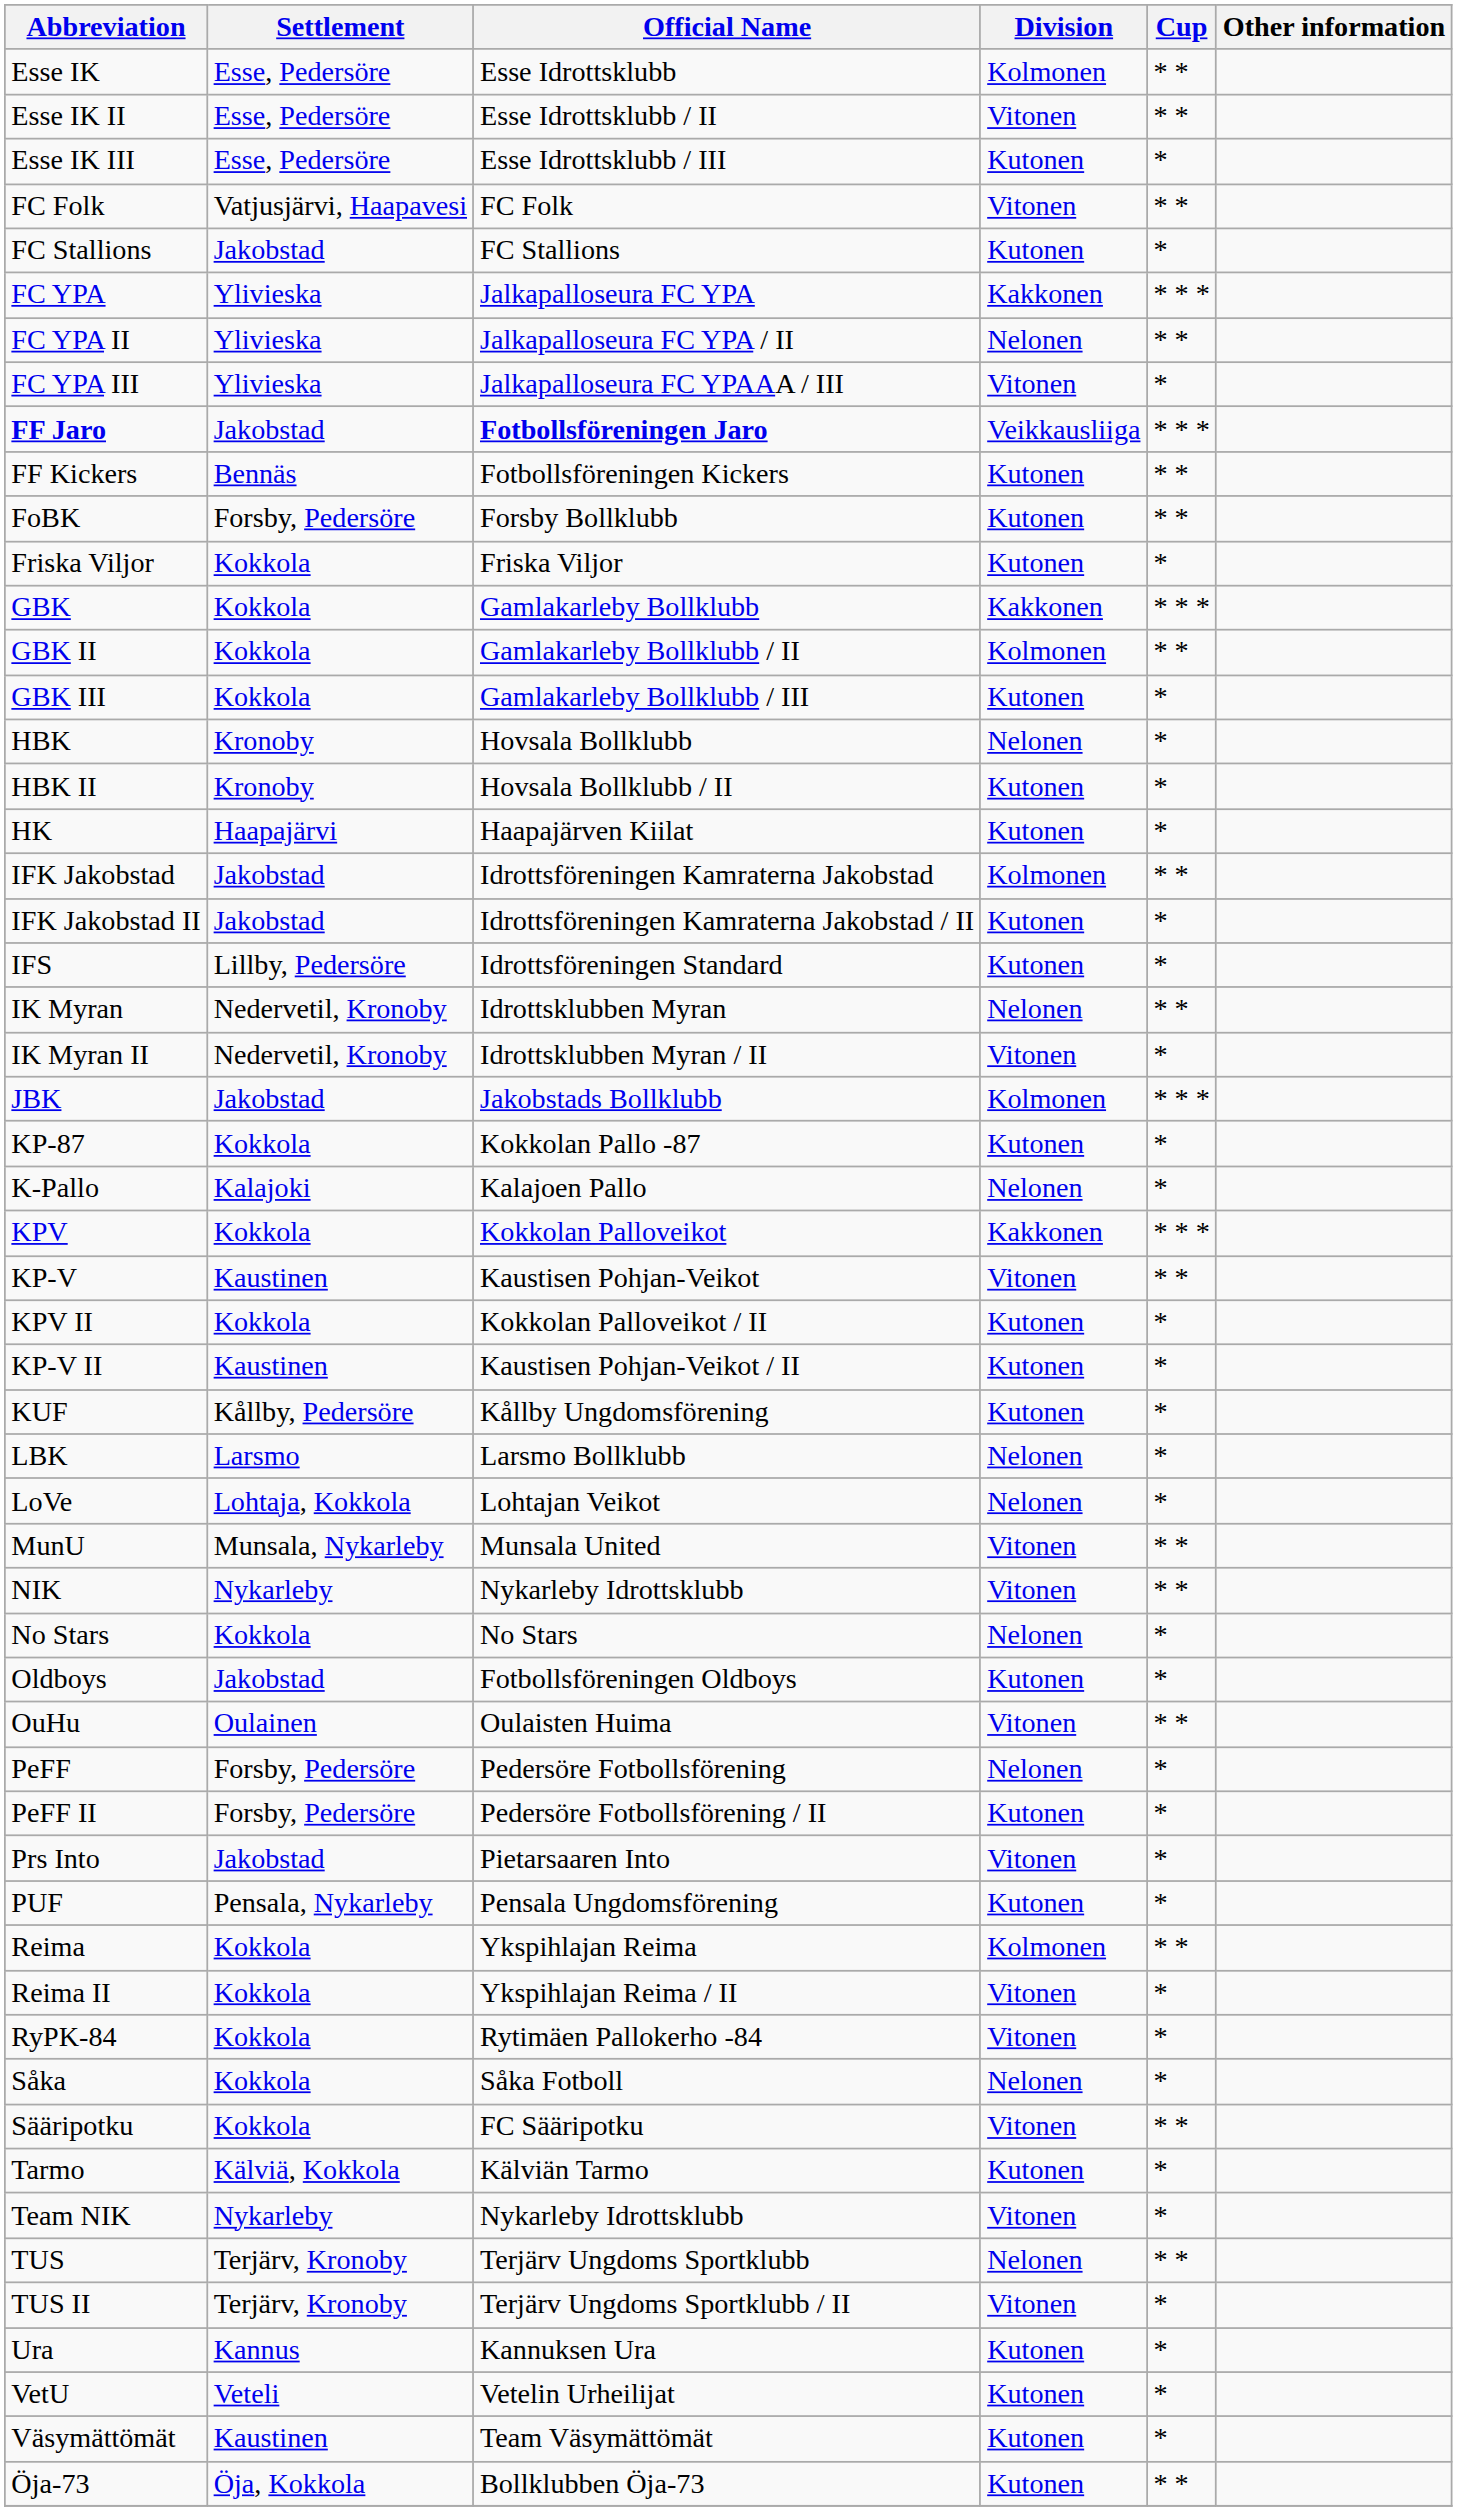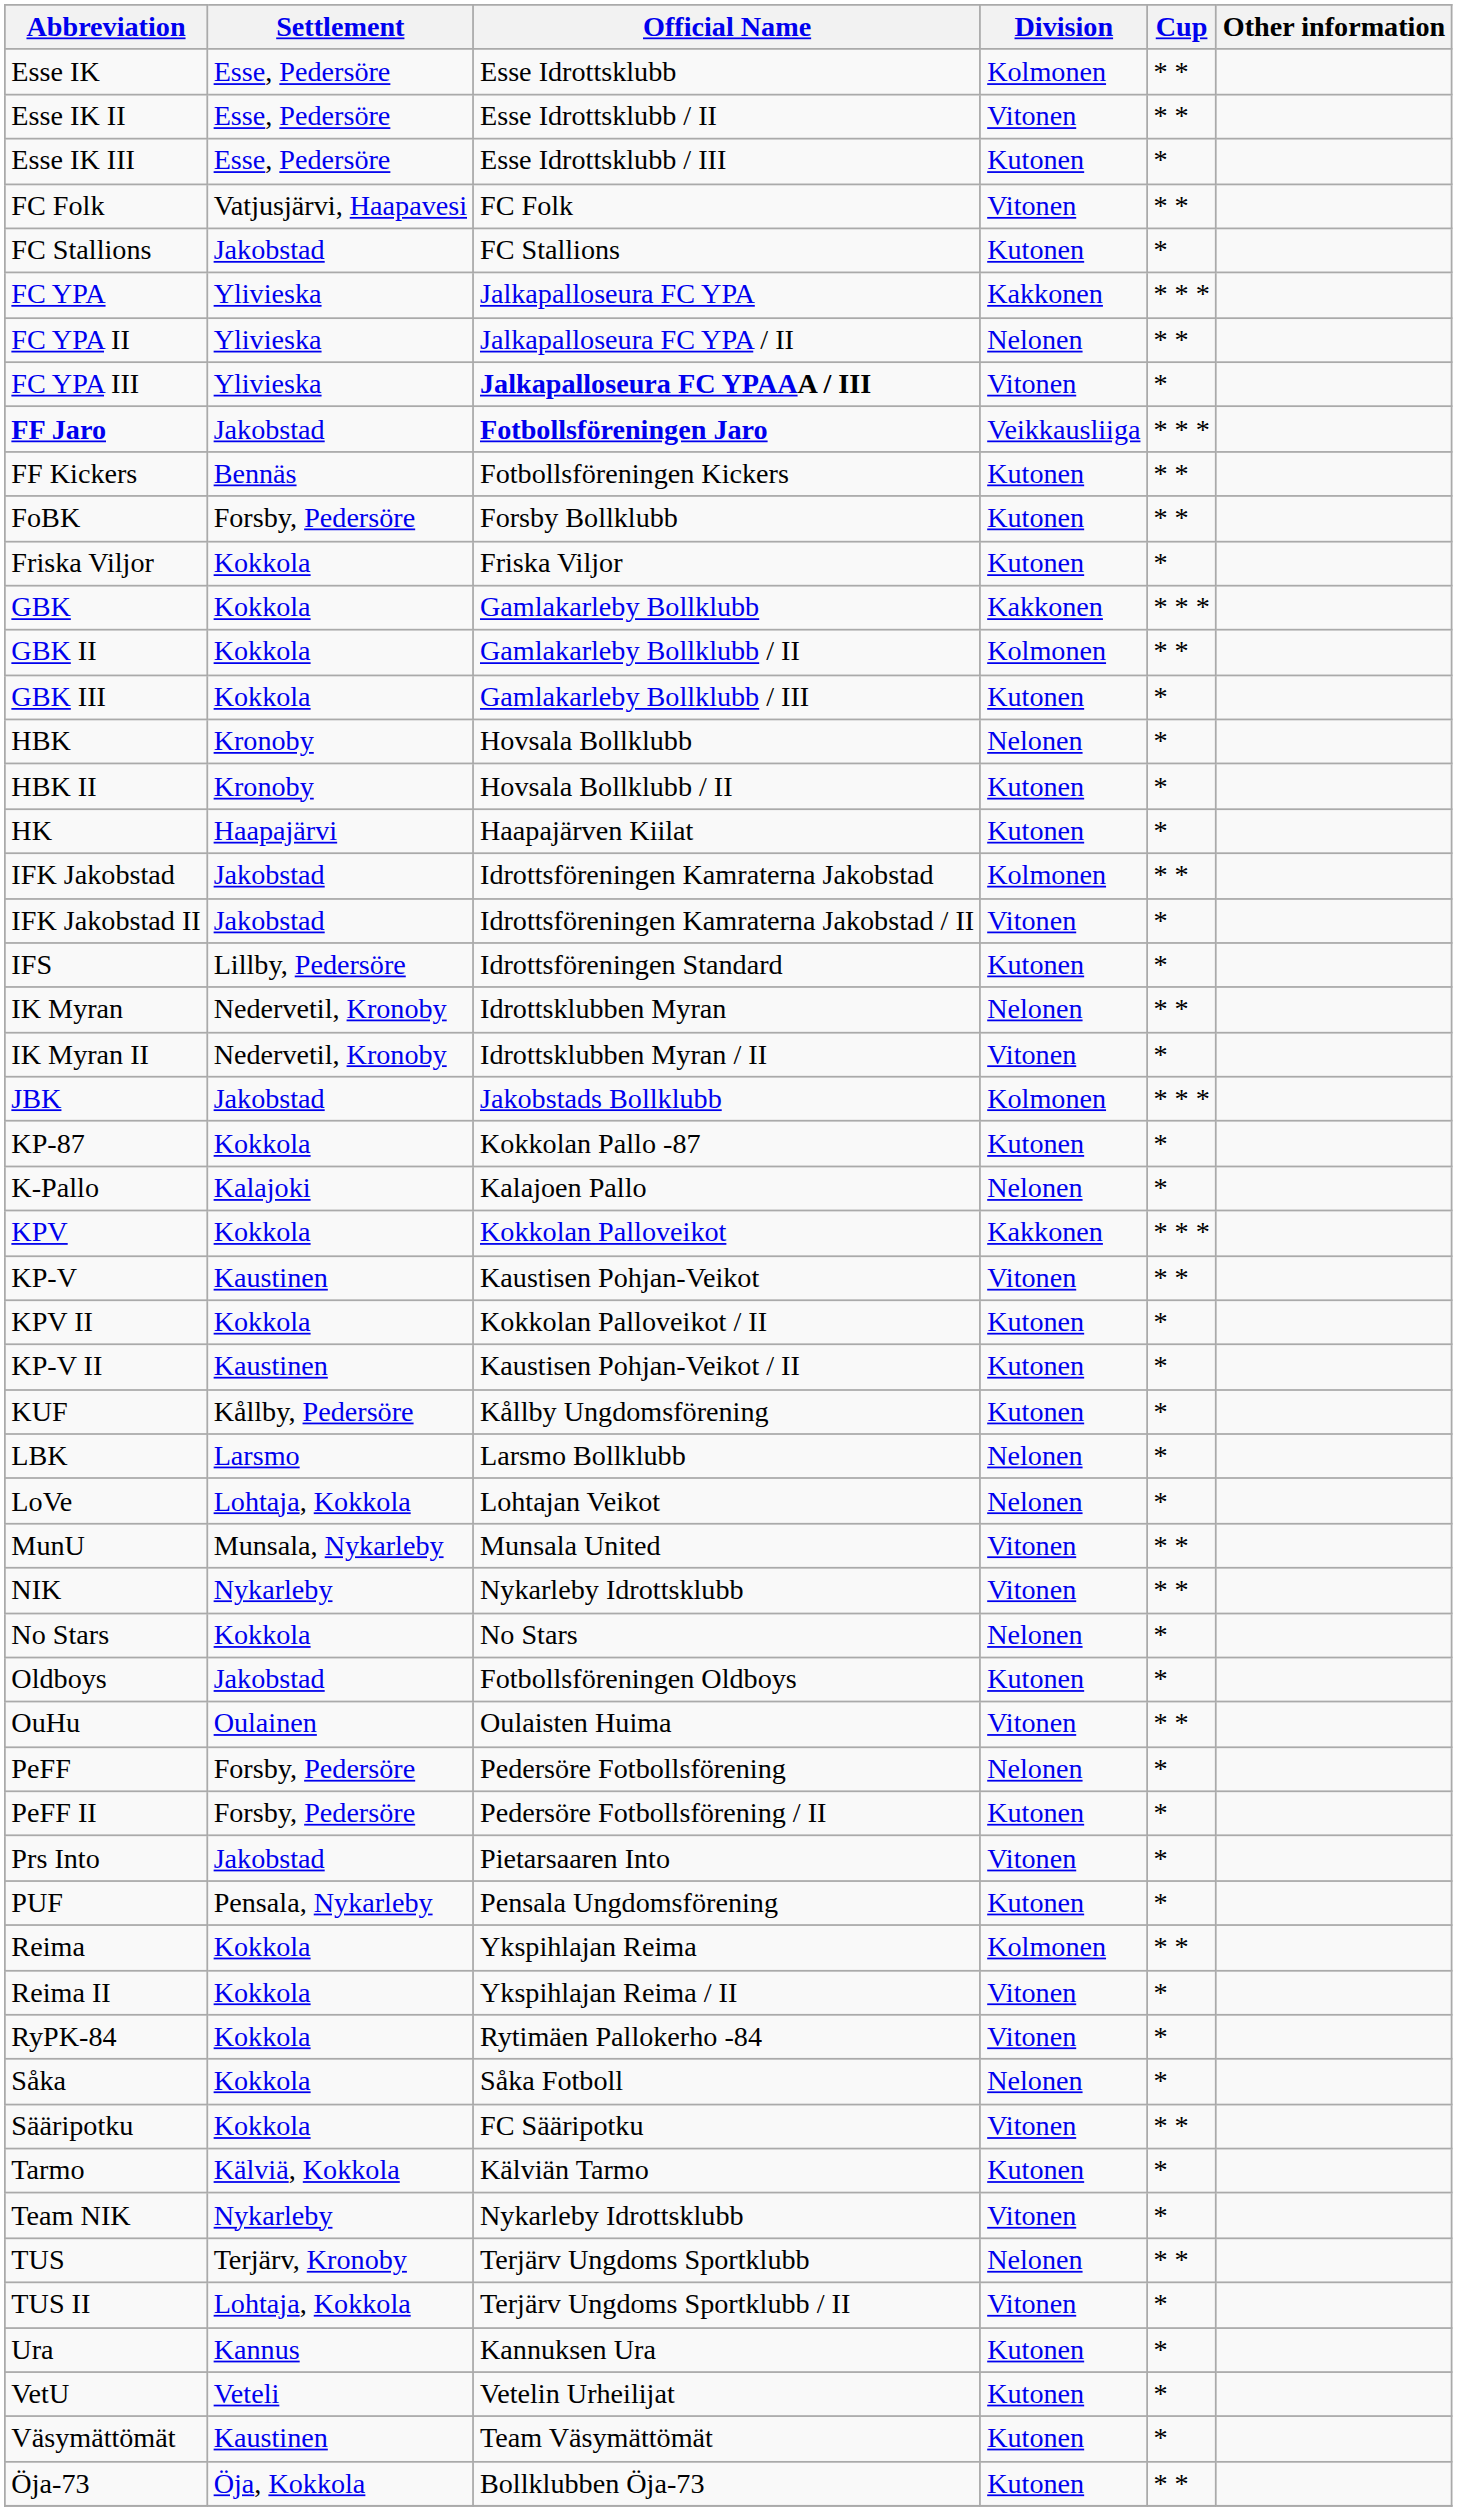(662, 384) normal -> (676, 384) bold
(1036, 920) Kutonen -> (1032, 920) Vitonen
(310, 2304) Terjärv, Kronoby -> (312, 2304) Lohtaja, Kokkola
